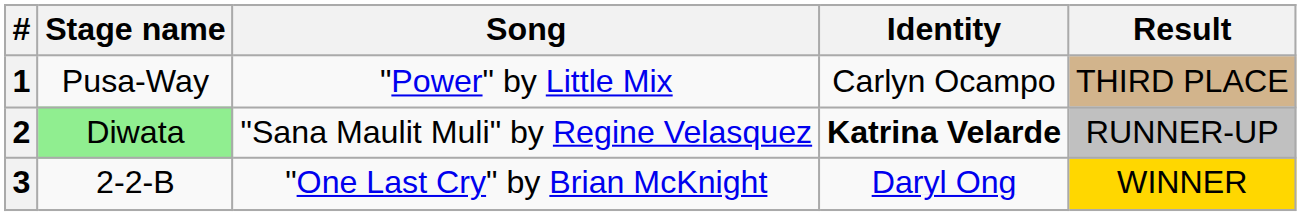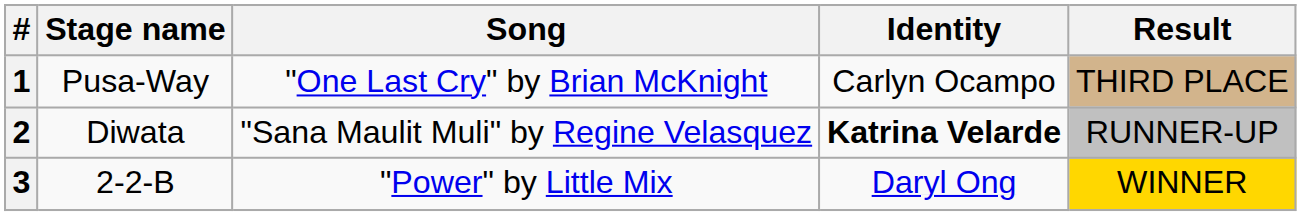(526, 81) "Power" by Little Mix -> (526, 81) "One Last Cry" by Brian McKnight
(135, 132) lightgreen background -> (135, 132) no background
(526, 183) "One Last Cry" by Brian McKnight -> (526, 183) "Power" by Little Mix
